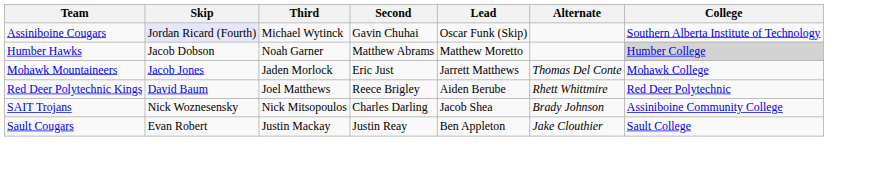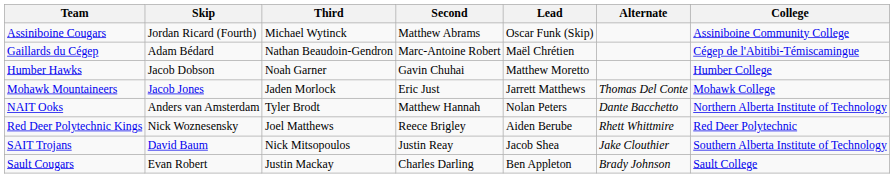(202, 32) lavender background -> (202, 32) no background
(385, 32) Gavin Chuhai -> (439, 32) Matthew Abrams
(724, 32) Southern Alberta Institute of Technology -> (771, 32) Assiniboine Community College
+ row: (53, 51)
(393, 51) Matthew Abrams -> (431, 70) Gavin Chuhai
(666, 51) lightgrey background -> (733, 70) no background
+ row: (35, 107)
(178, 88) David Baum -> (193, 126) Nick Woznesensky
(193, 107) Nick Woznesensky -> (178, 145) David Baum
(390, 107) Charles Darling -> (426, 145) Justin Reay
(568, 107) Brady Johnson -> (634, 145) Jake Clouthier
(705, 107) Assiniboine Community College -> (790, 145) Southern Alberta Institute of Technology
(380, 126) Justin Reay -> (436, 164) Charles Darling
(568, 126) Jake Clouthier -> (635, 164) Brady Johnson
